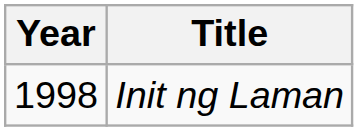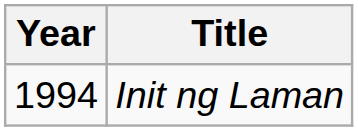(56, 94) 1998 -> (56, 94) 1994
